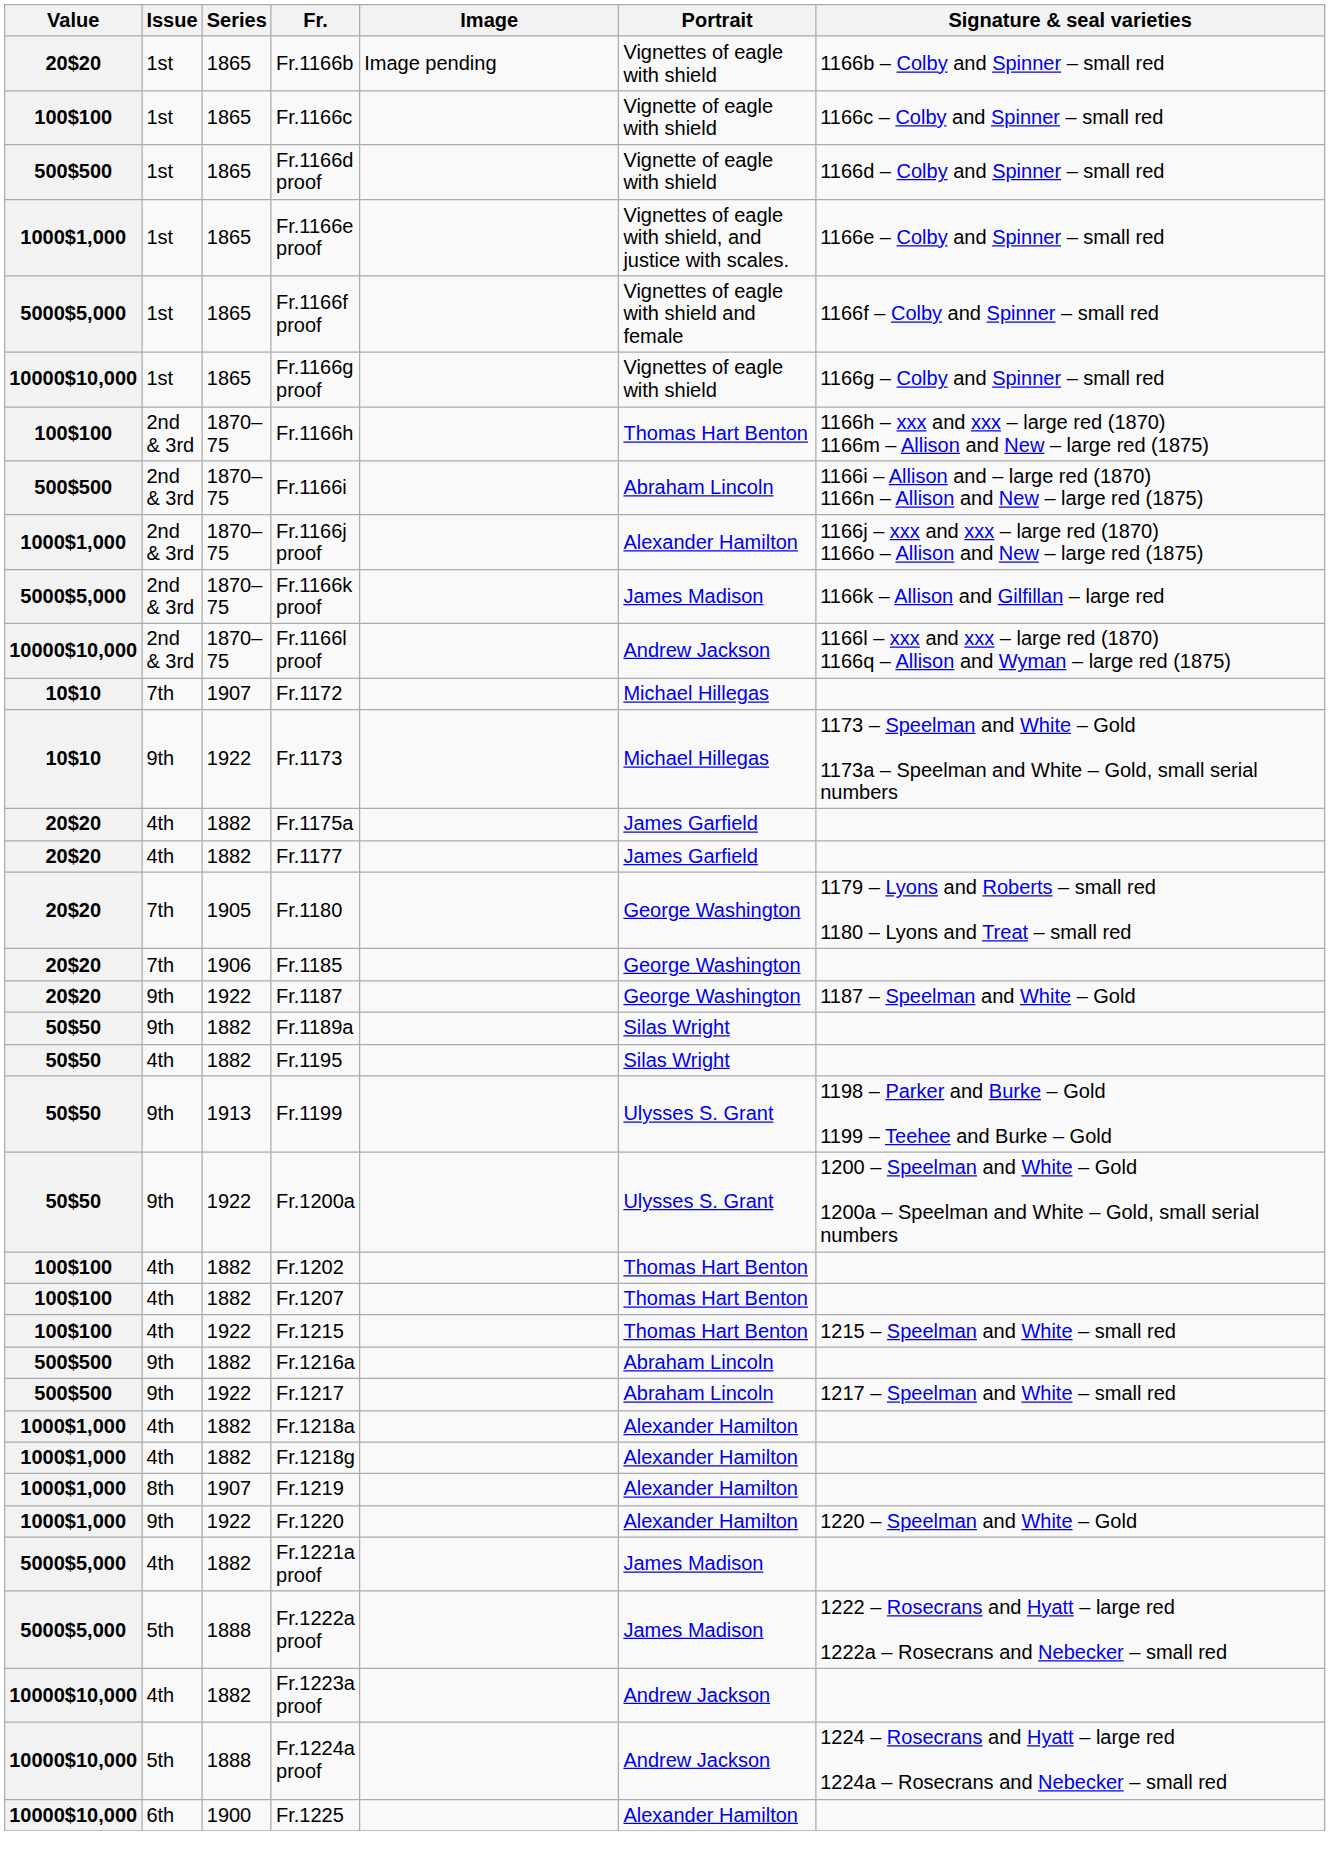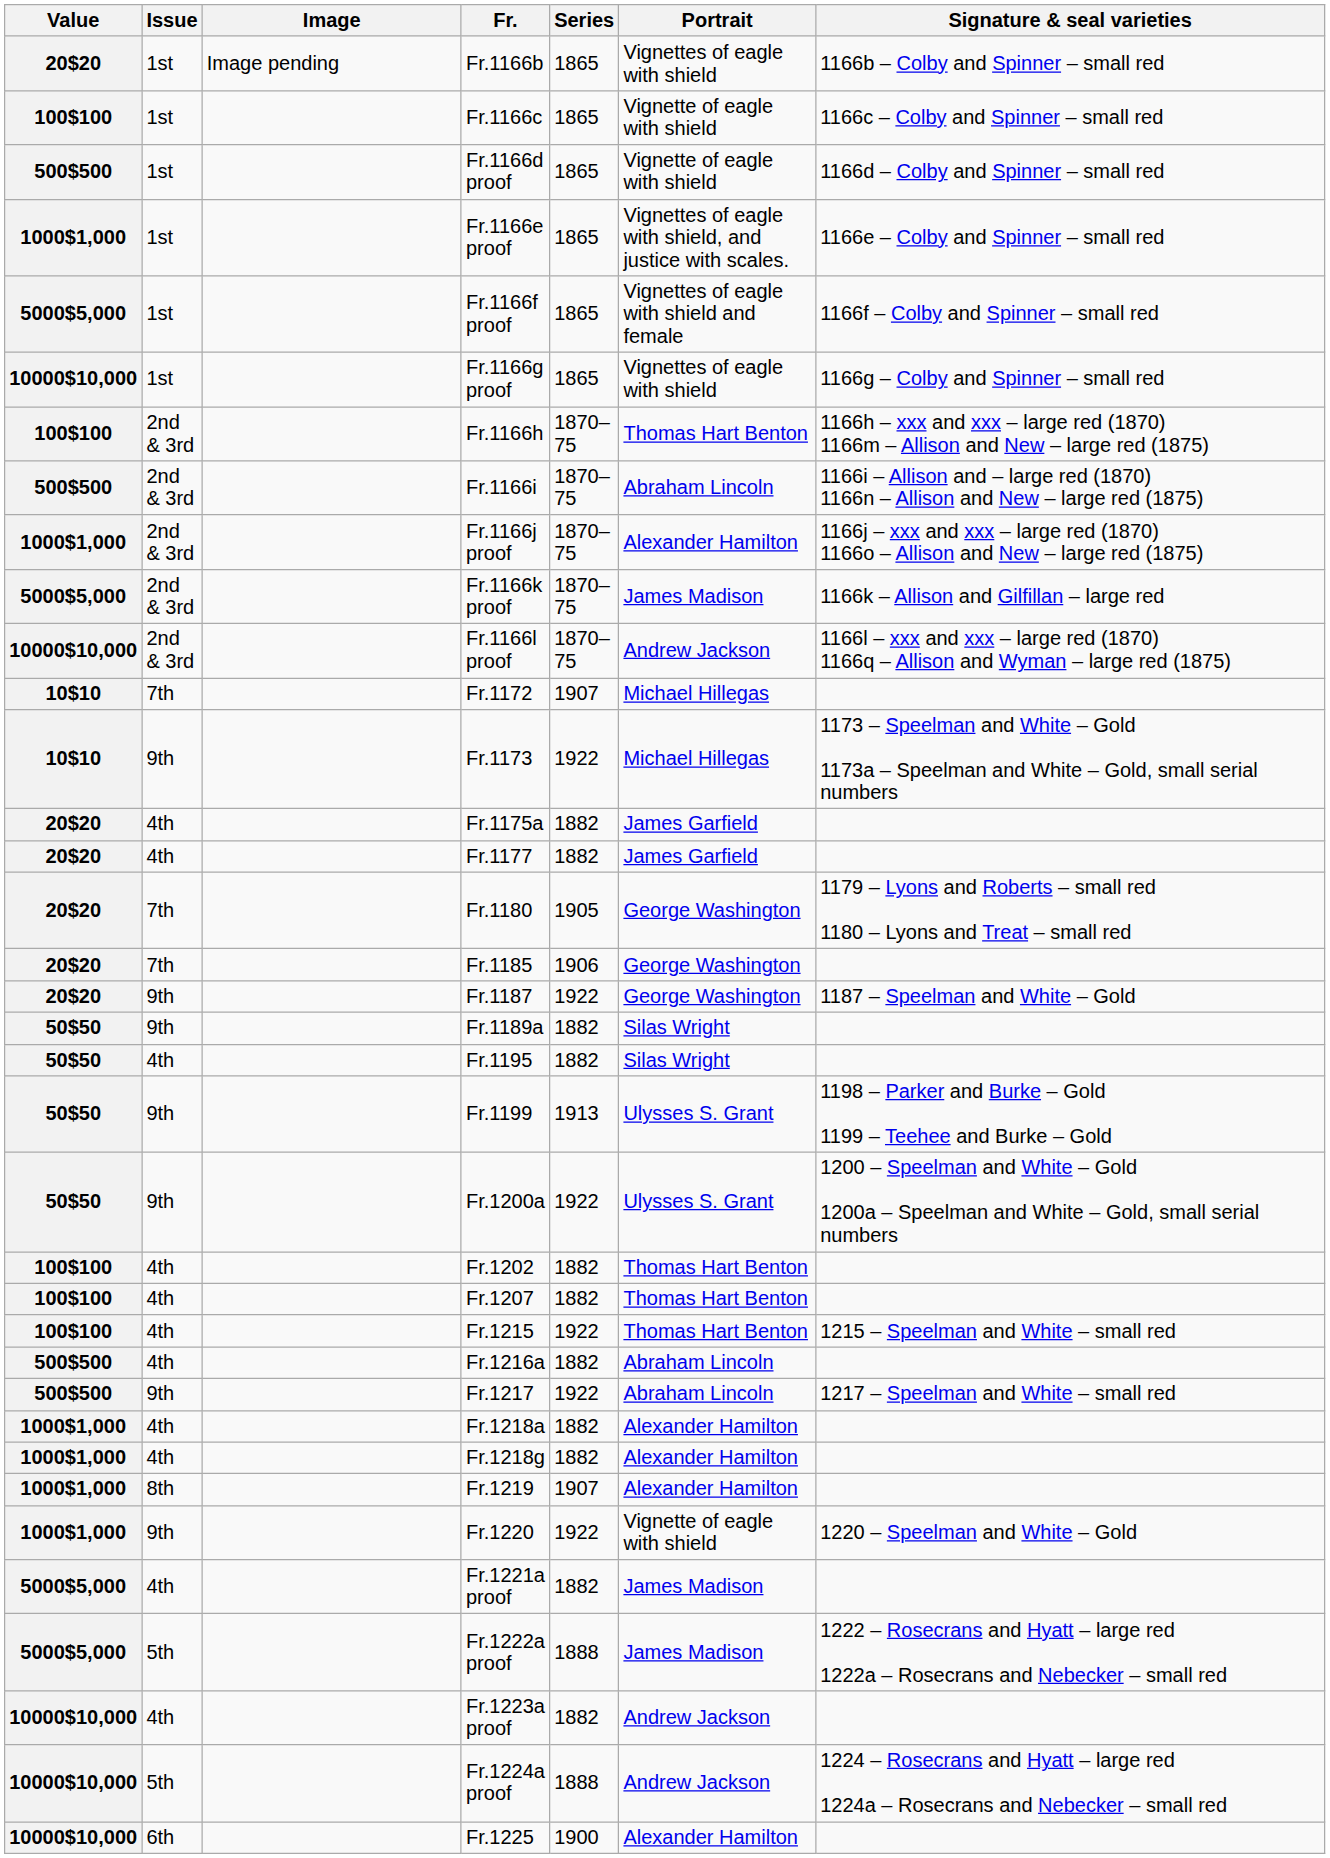columns swapped: (237, 20) <-> (489, 20)
(160, 1362) 9th -> (160, 1362) 4th
(711, 1521) Alexander Hamilton -> (698, 1532) Vignette of eagle with shield
